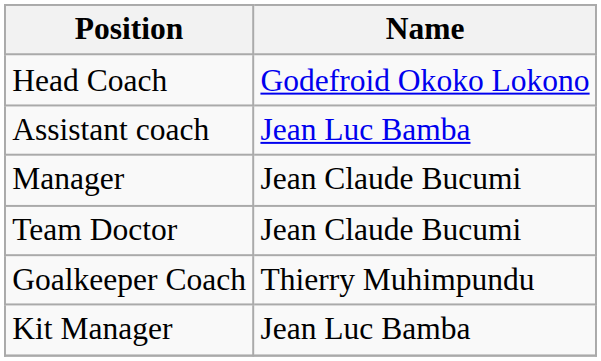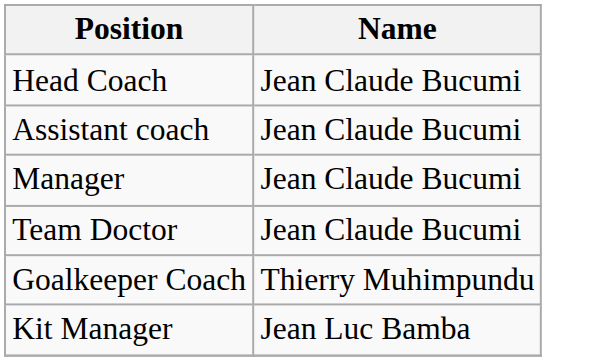(425, 79) Godefroid Okoko Lokono -> (391, 79) Jean Claude Bucumi
(365, 129) Jean Luc Bamba -> (391, 129) Jean Claude Bucumi
